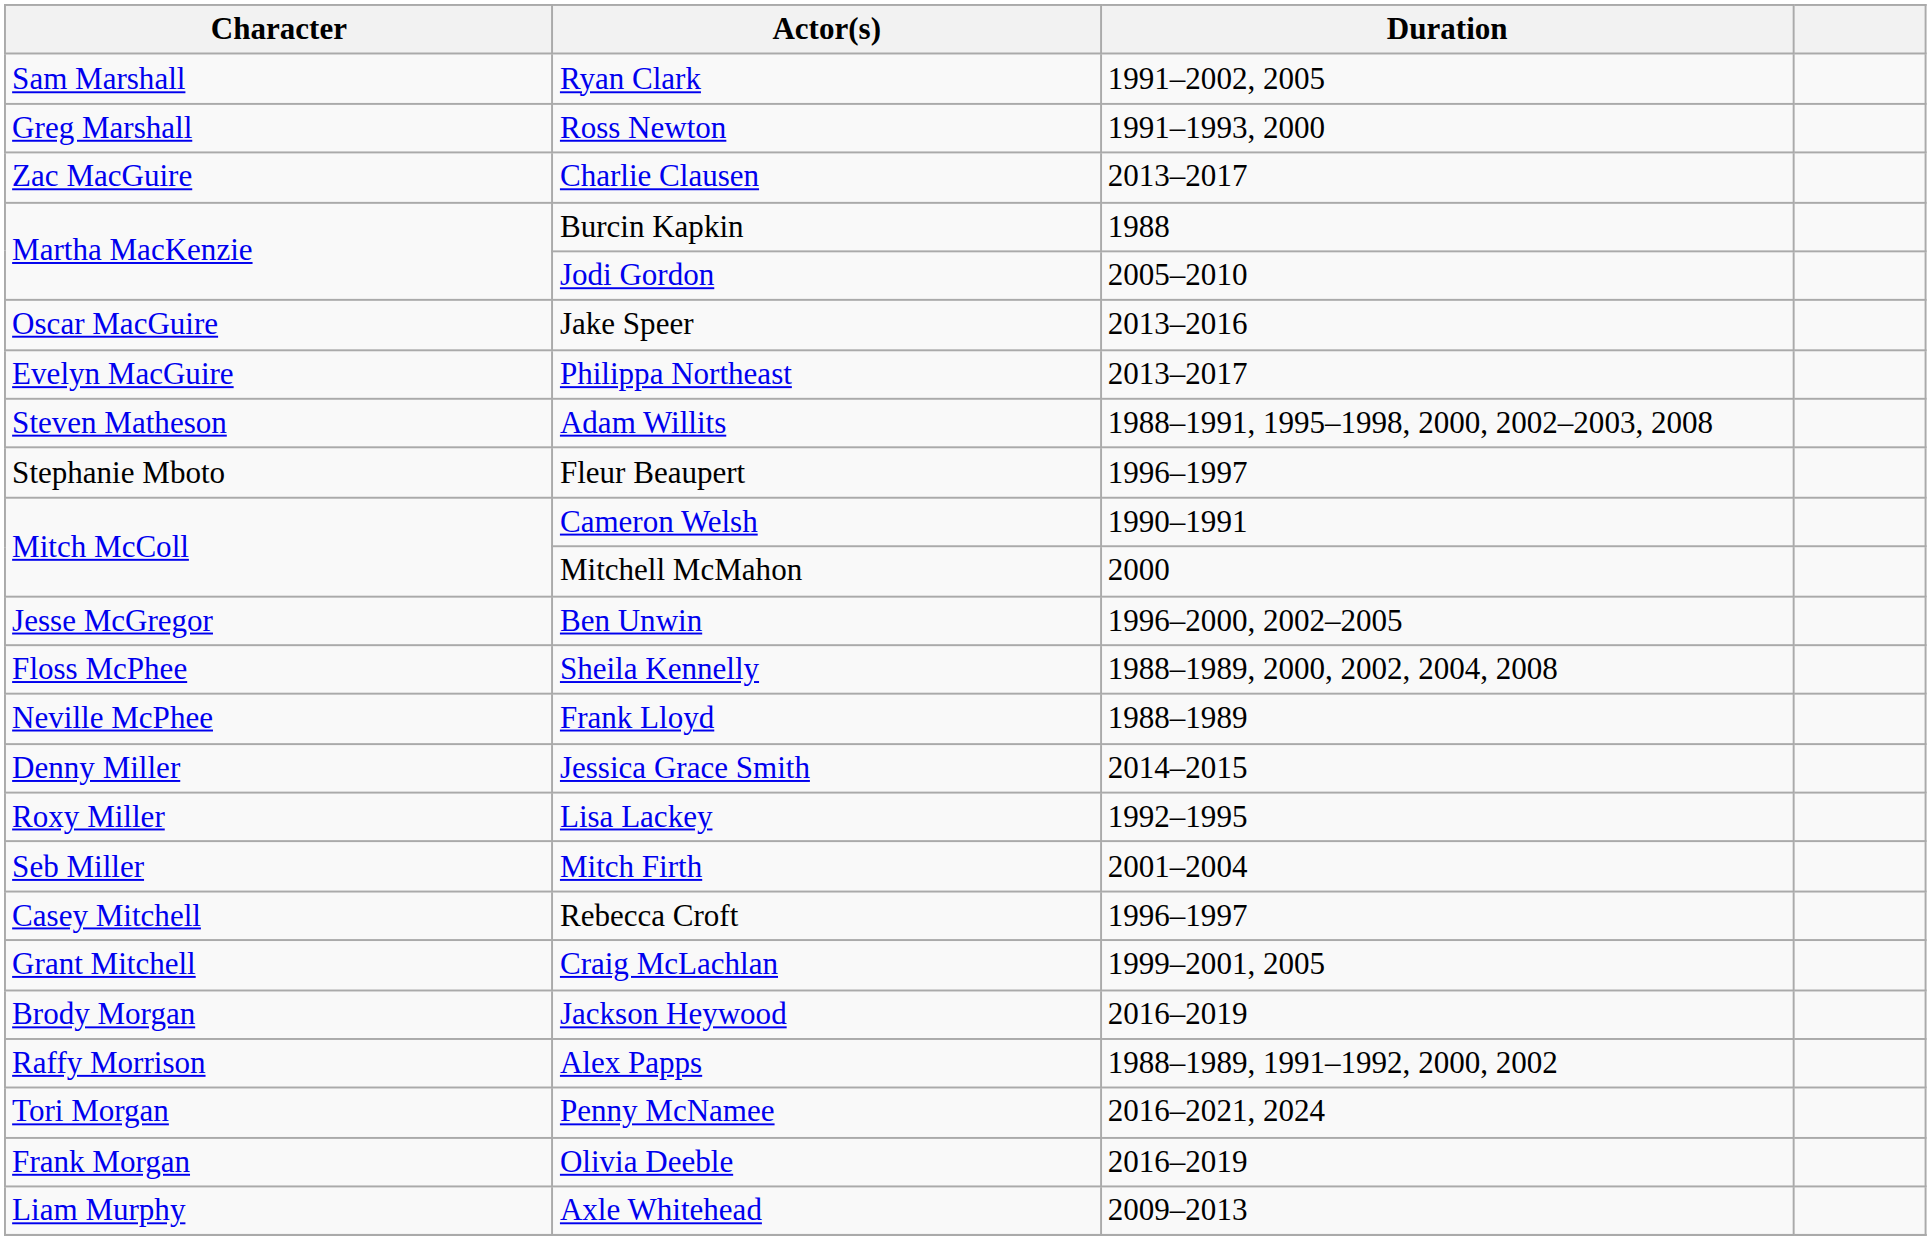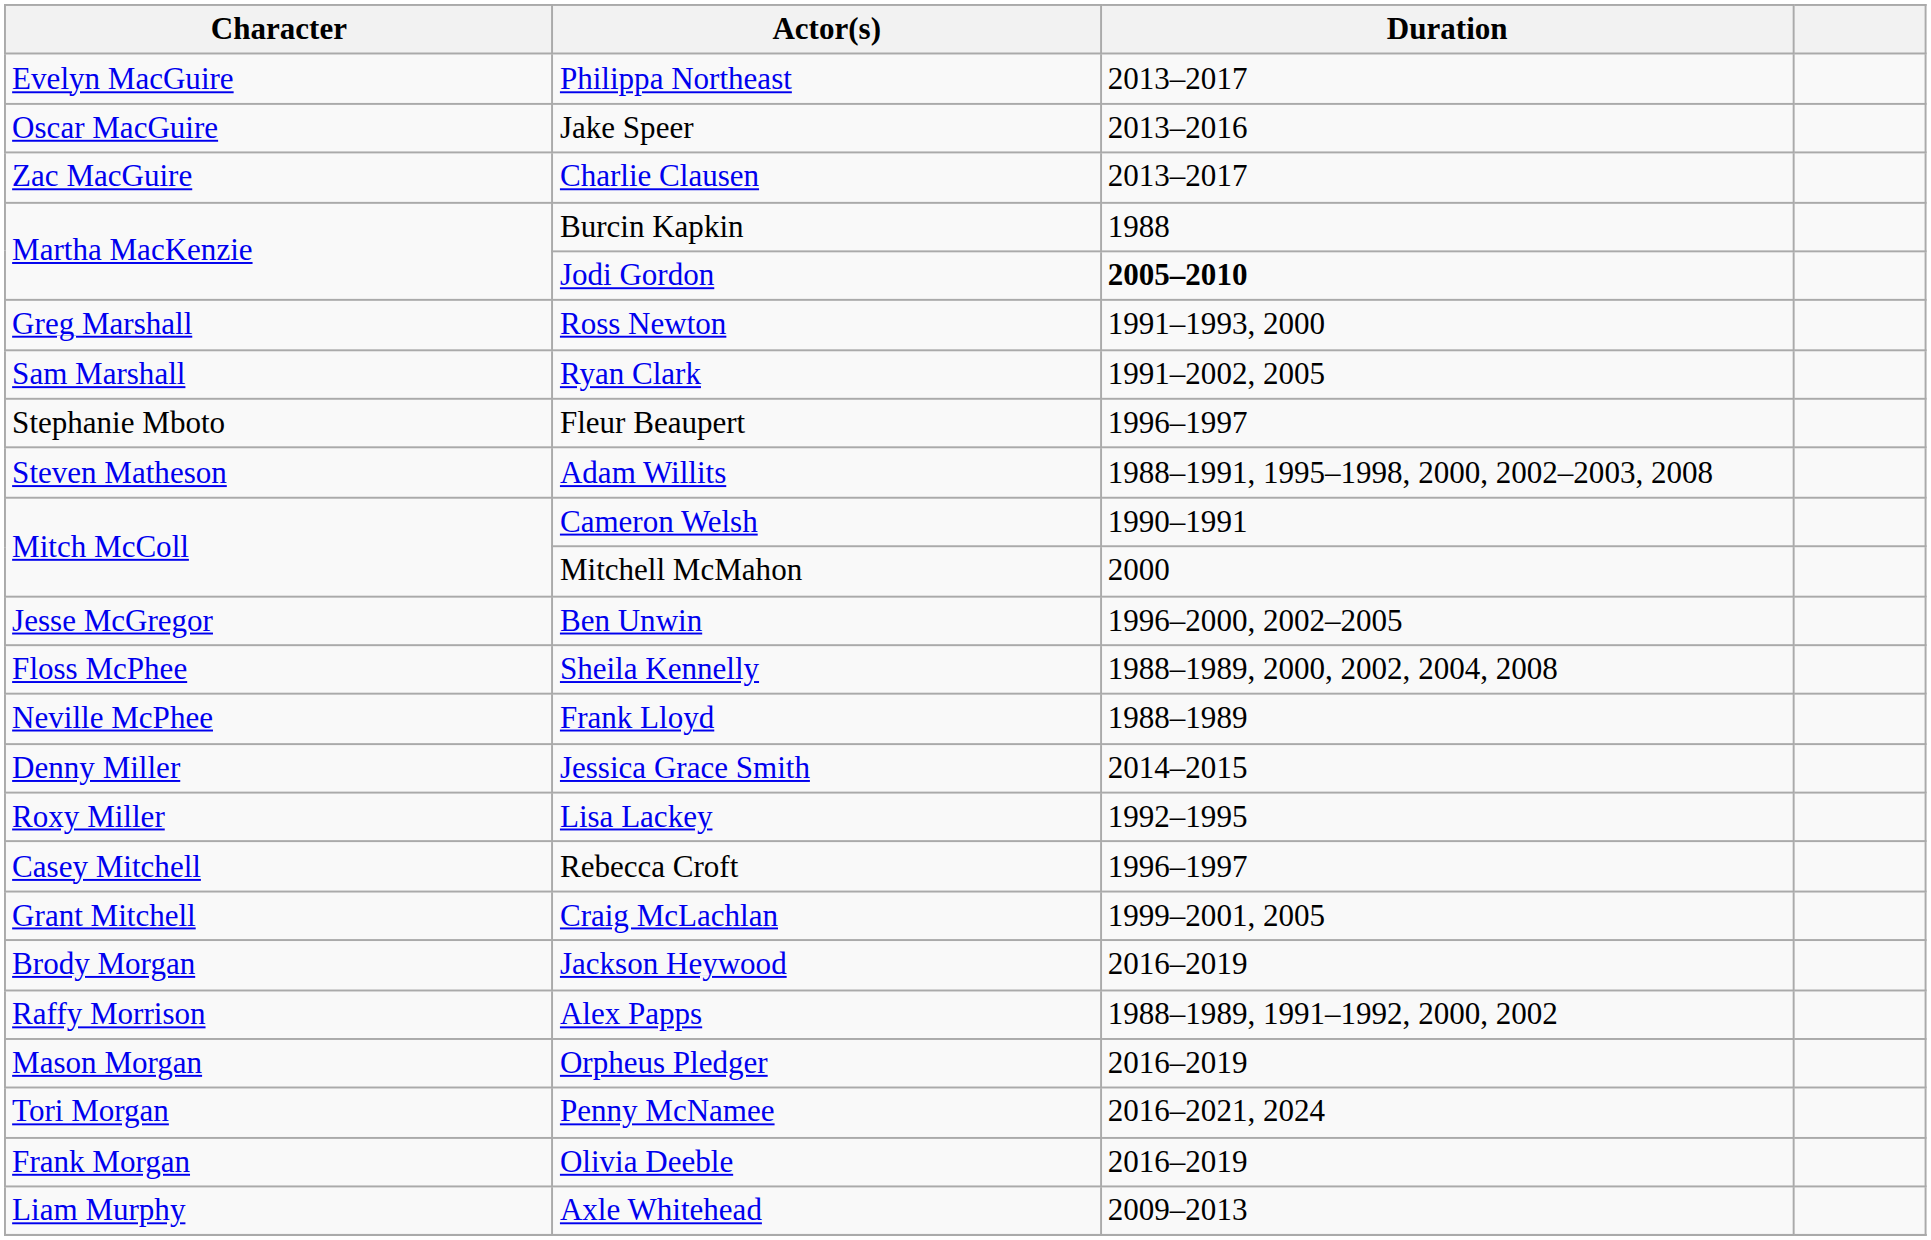rows swapped: (676, 373) <-> (630, 78)
rows swapped: (627, 324) <-> (643, 127)
(1178, 275) normal -> (1178, 275) bold
rows swapped: (643, 422) <-> (653, 472)
- row: (631, 865)
+ row: (664, 1062)
